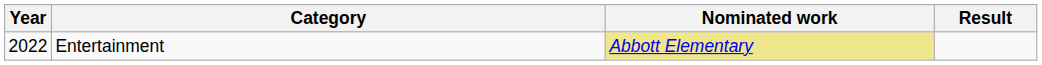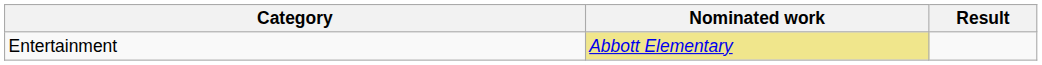- column: (28, 18)
